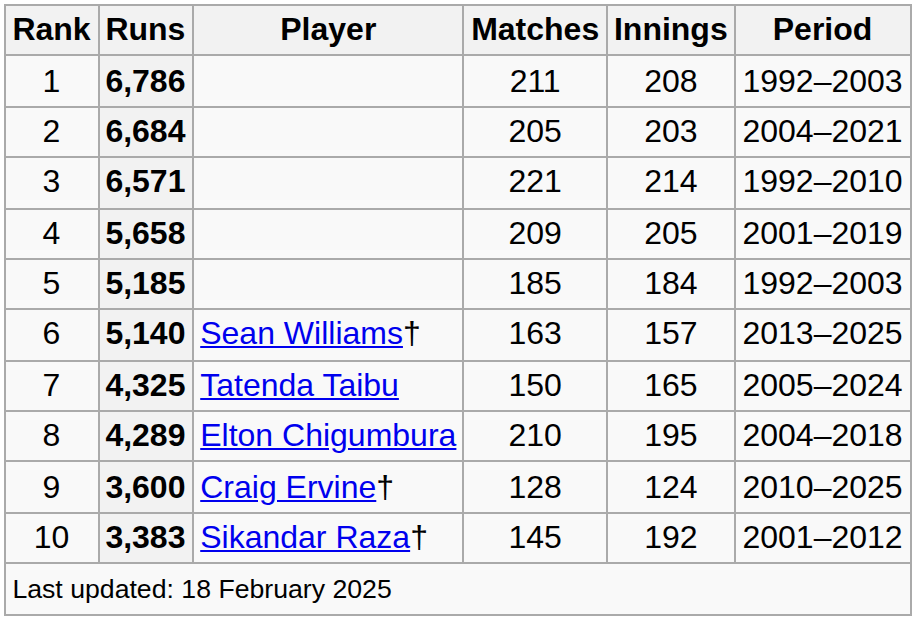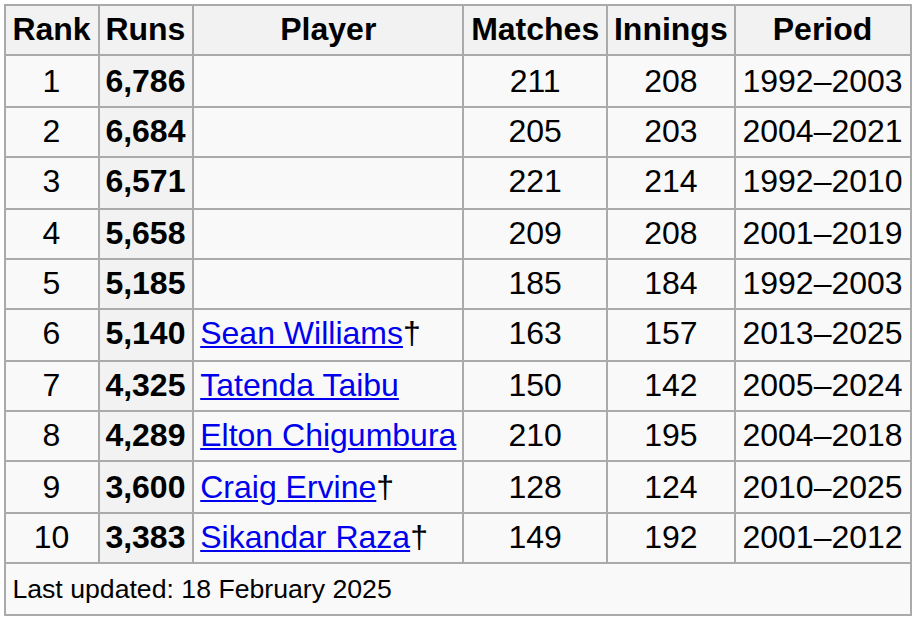(671, 232) 205 -> (671, 232) 208
(671, 385) 165 -> (671, 385) 142
(535, 537) 145 -> (535, 537) 149
